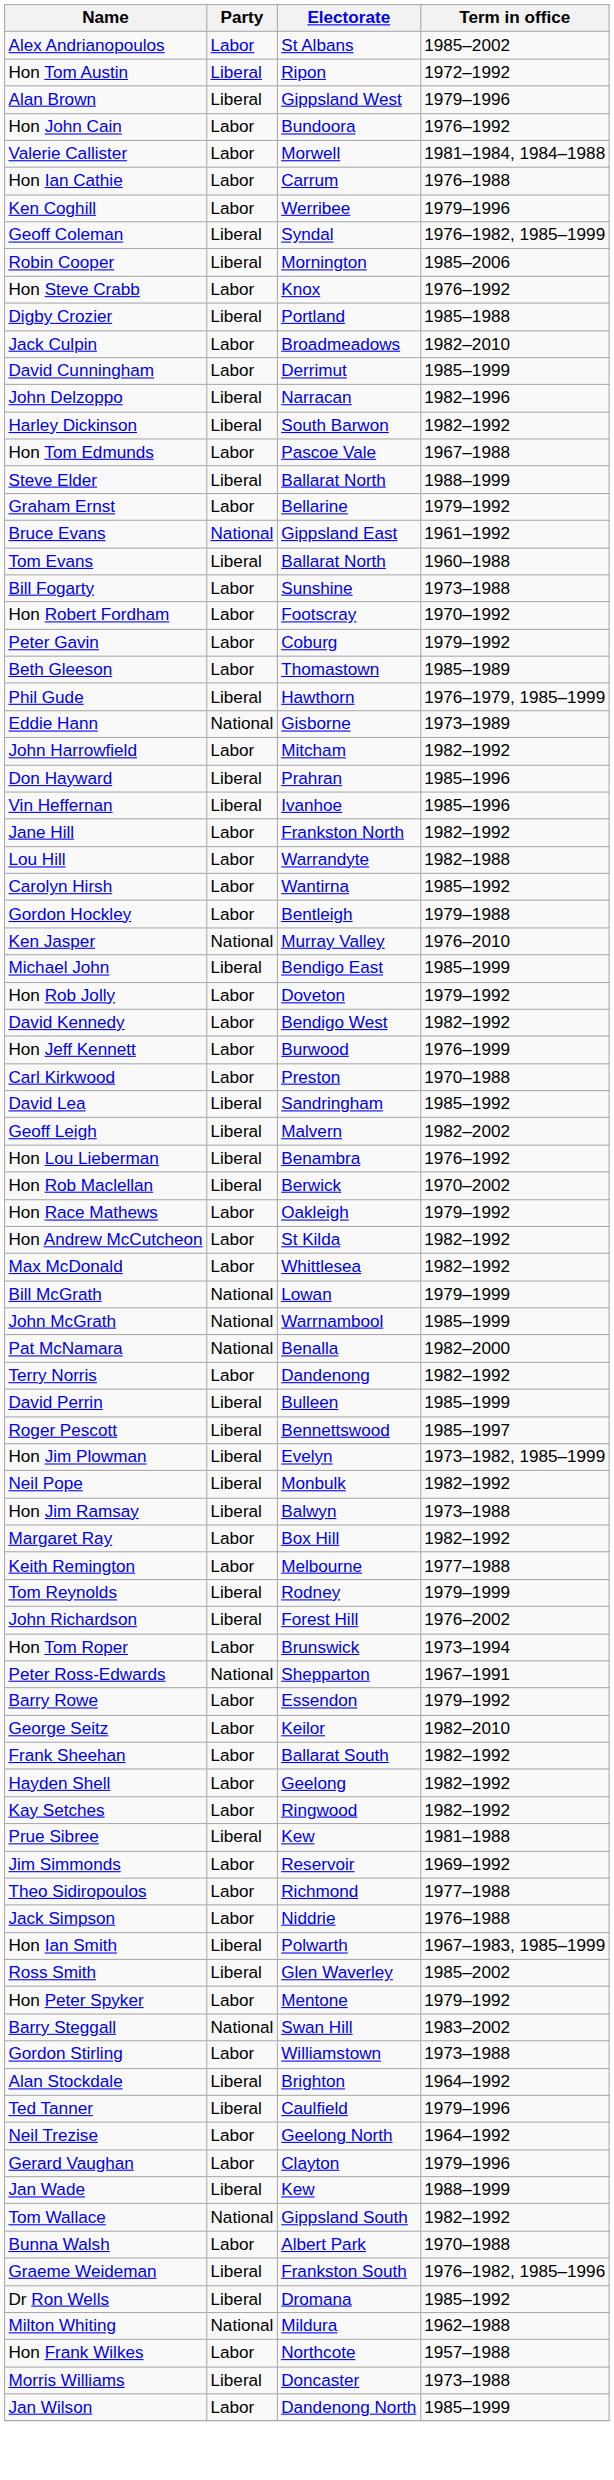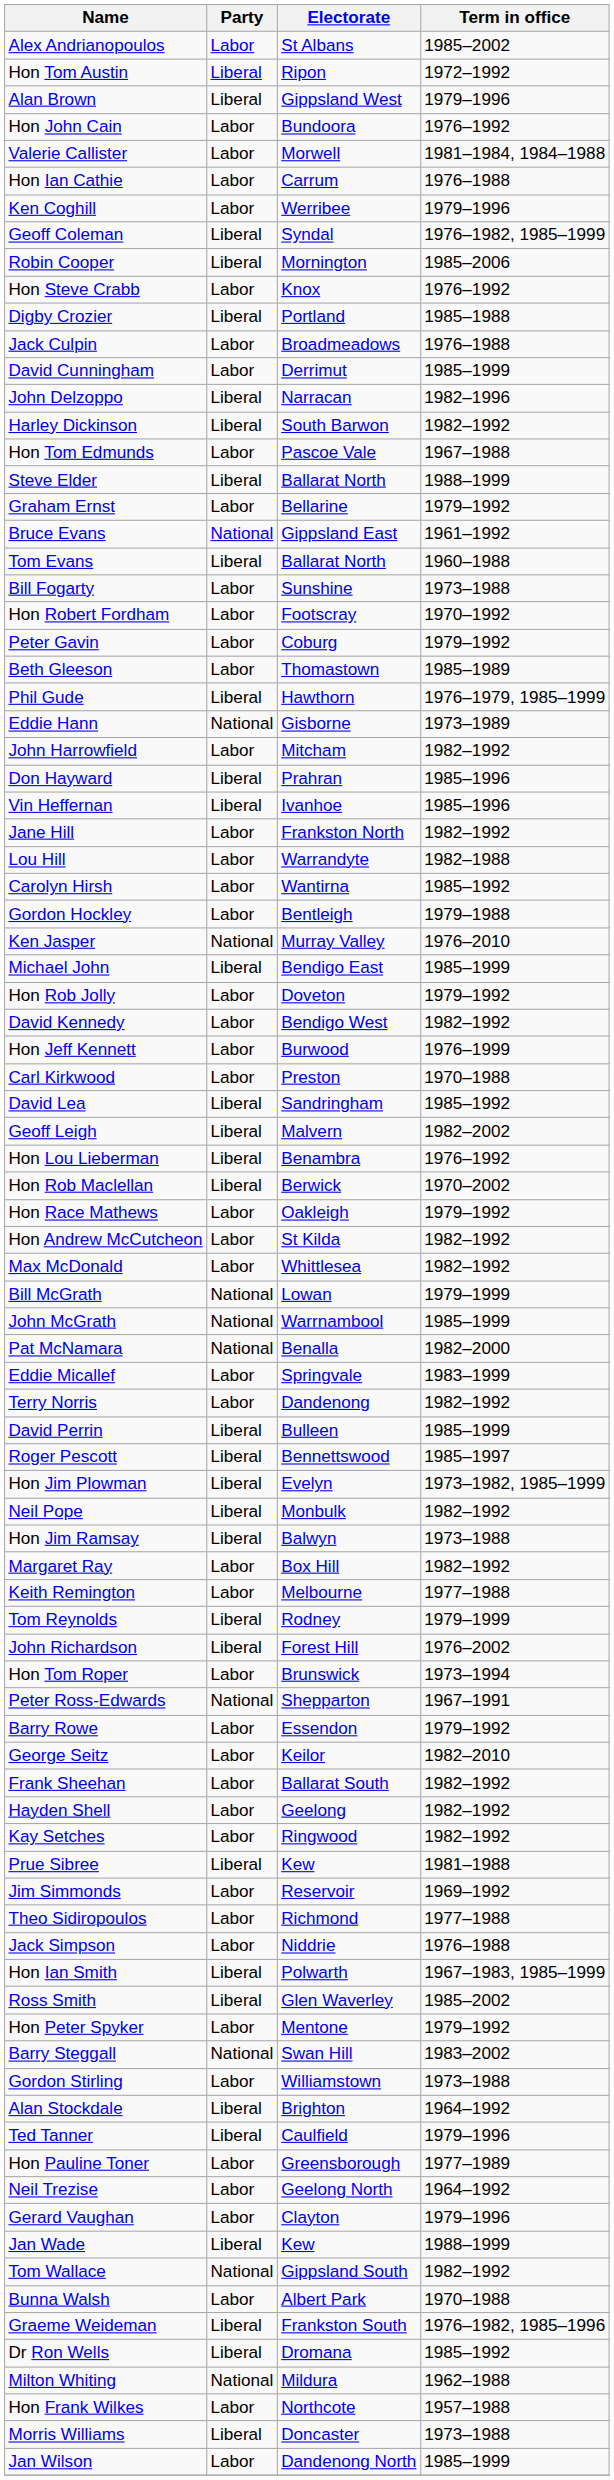(467, 343) 1982–2010 -> (467, 343) 1976–1988
+ row: (62, 1375)
+ row: (79, 2163)
